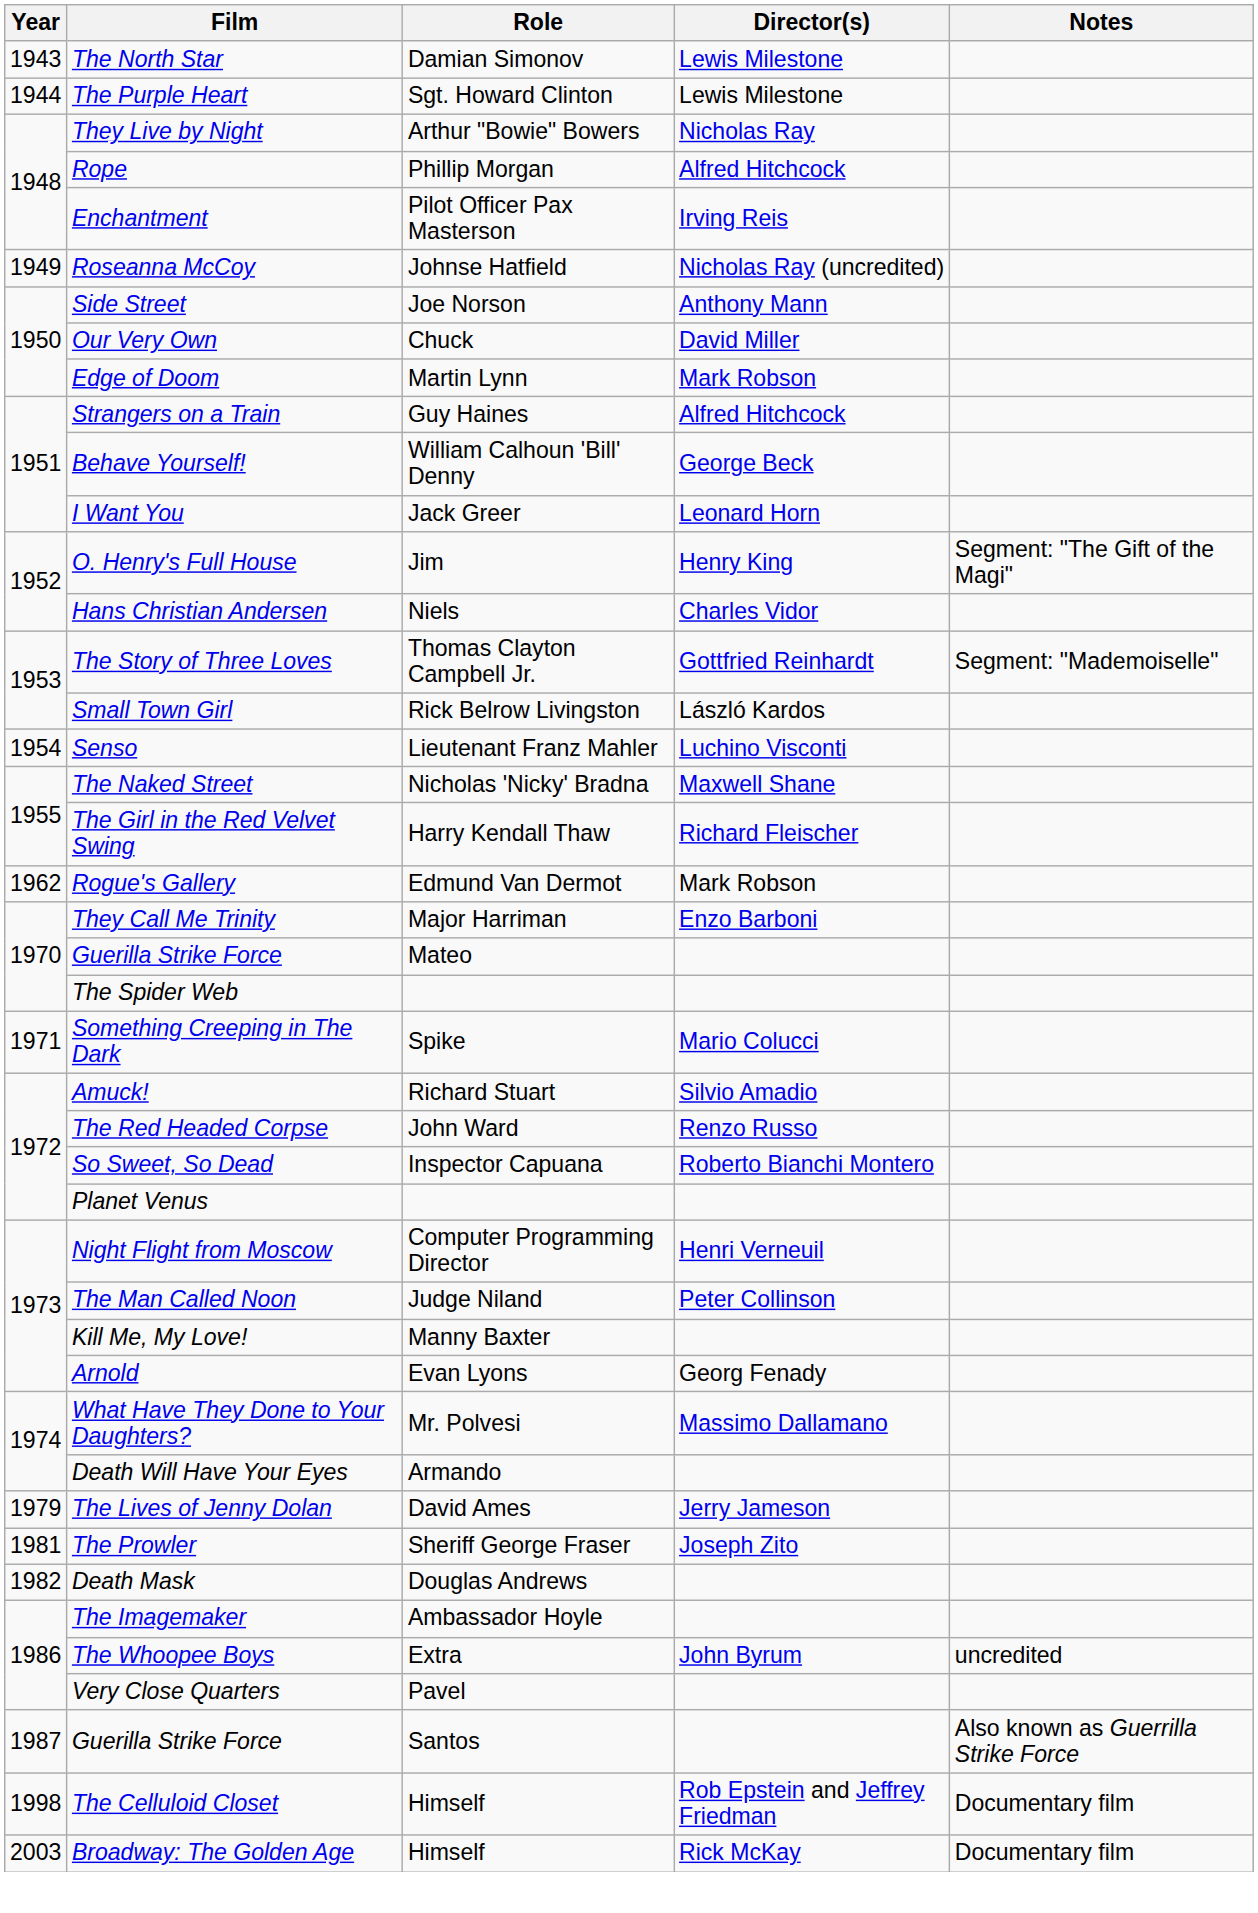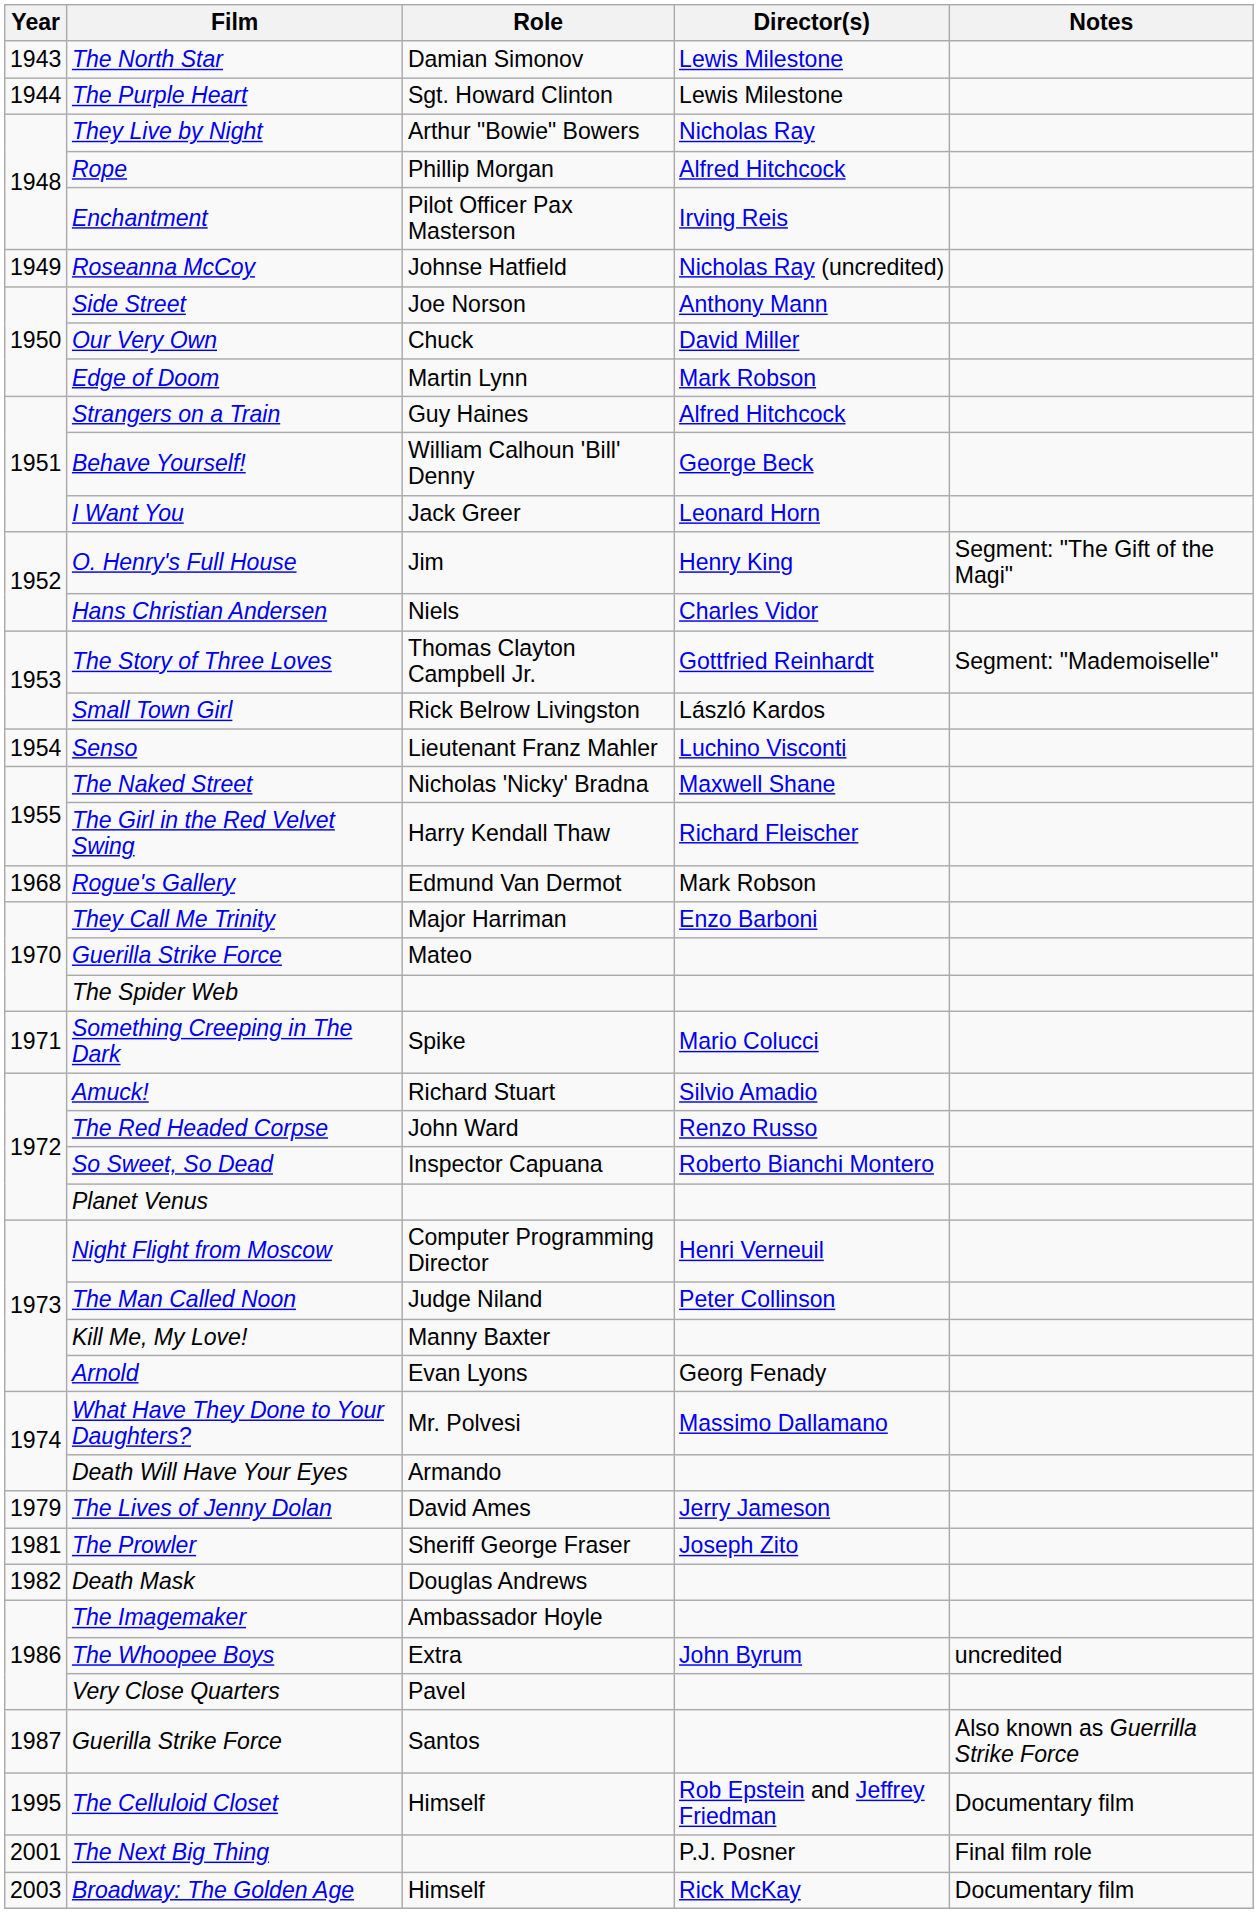(36, 883) 1962 -> (36, 883) 1968
(36, 1803) 1998 -> (36, 1803) 1995
+ row: (171, 1853)
